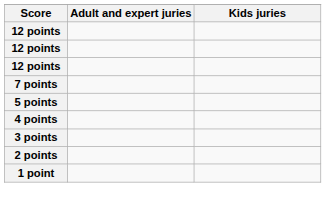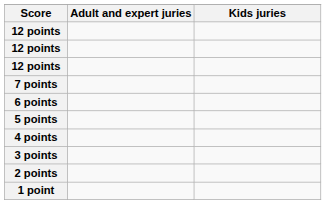+ row: (36, 102)
